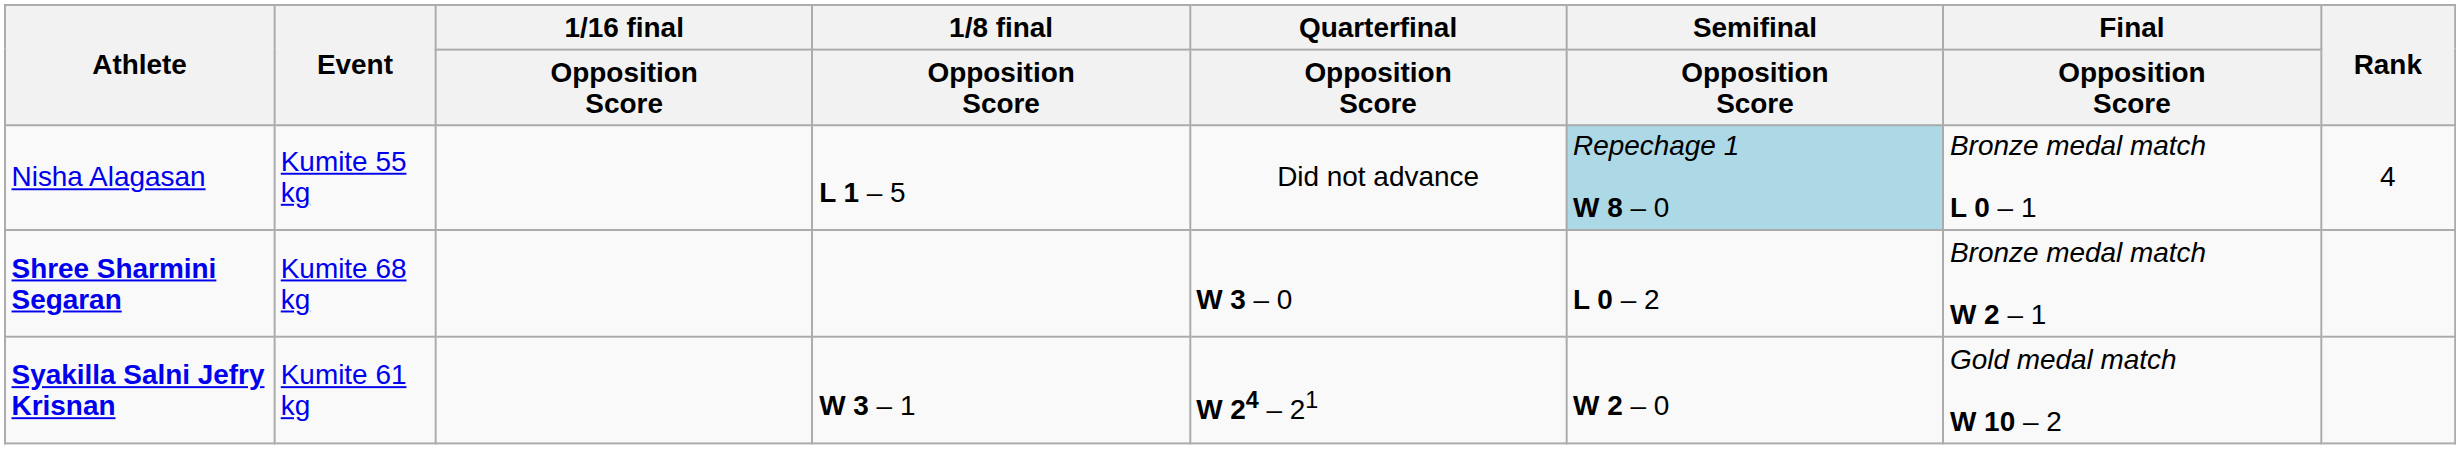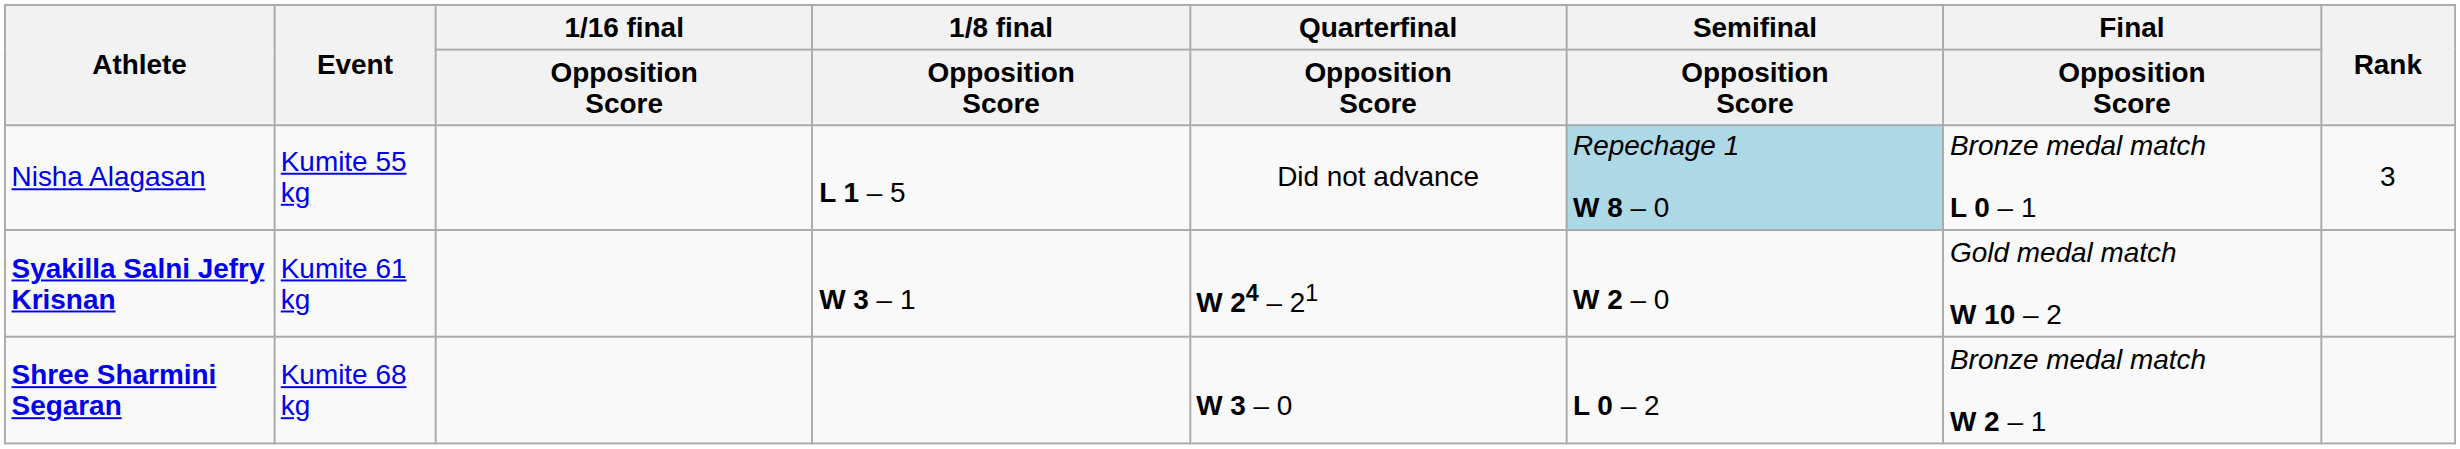(2388, 178) 4 -> (2388, 178) 3
rows swapped: (138, 390) <-> (114, 284)
